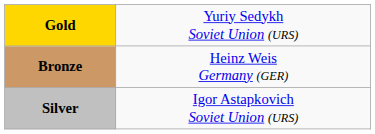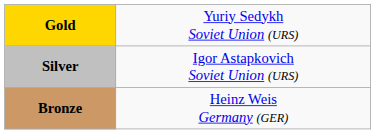rows swapped: (60, 107) <-> (60, 66)
